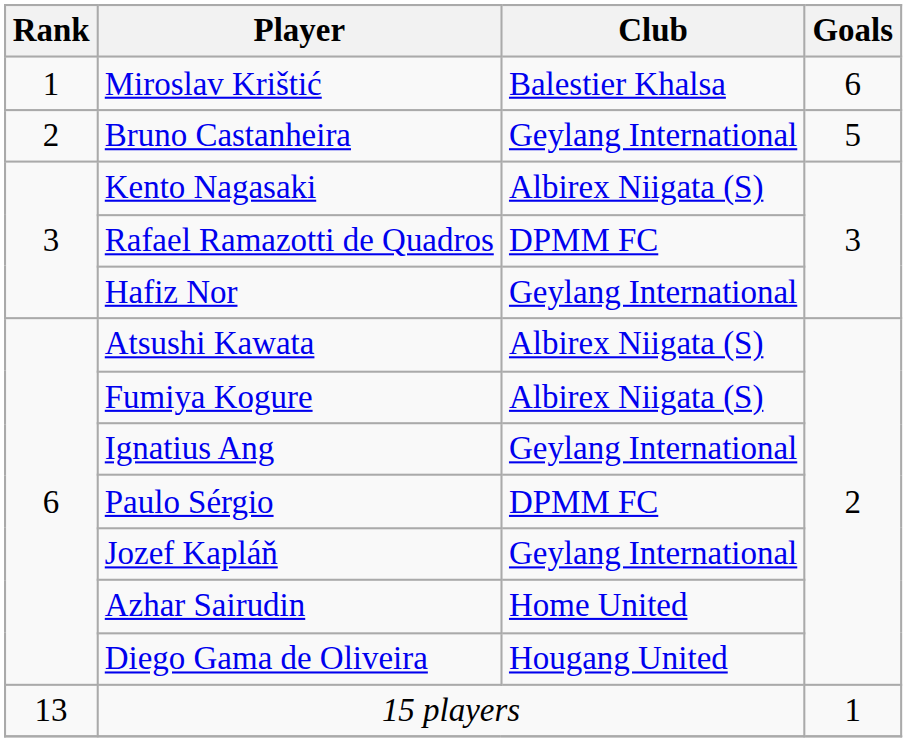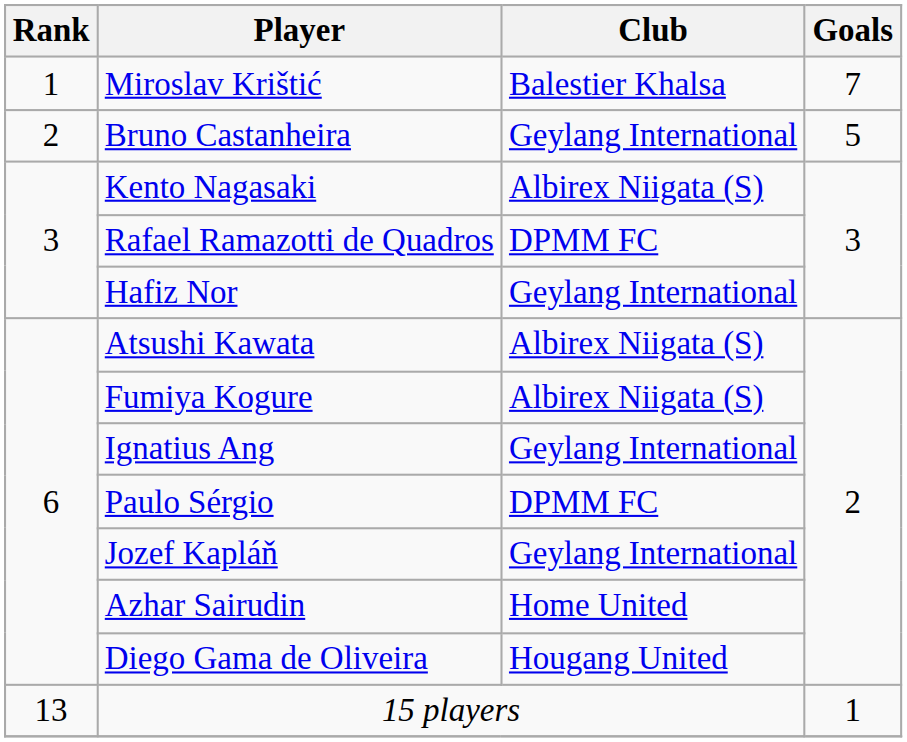(853, 82) 6 -> (853, 82) 7
